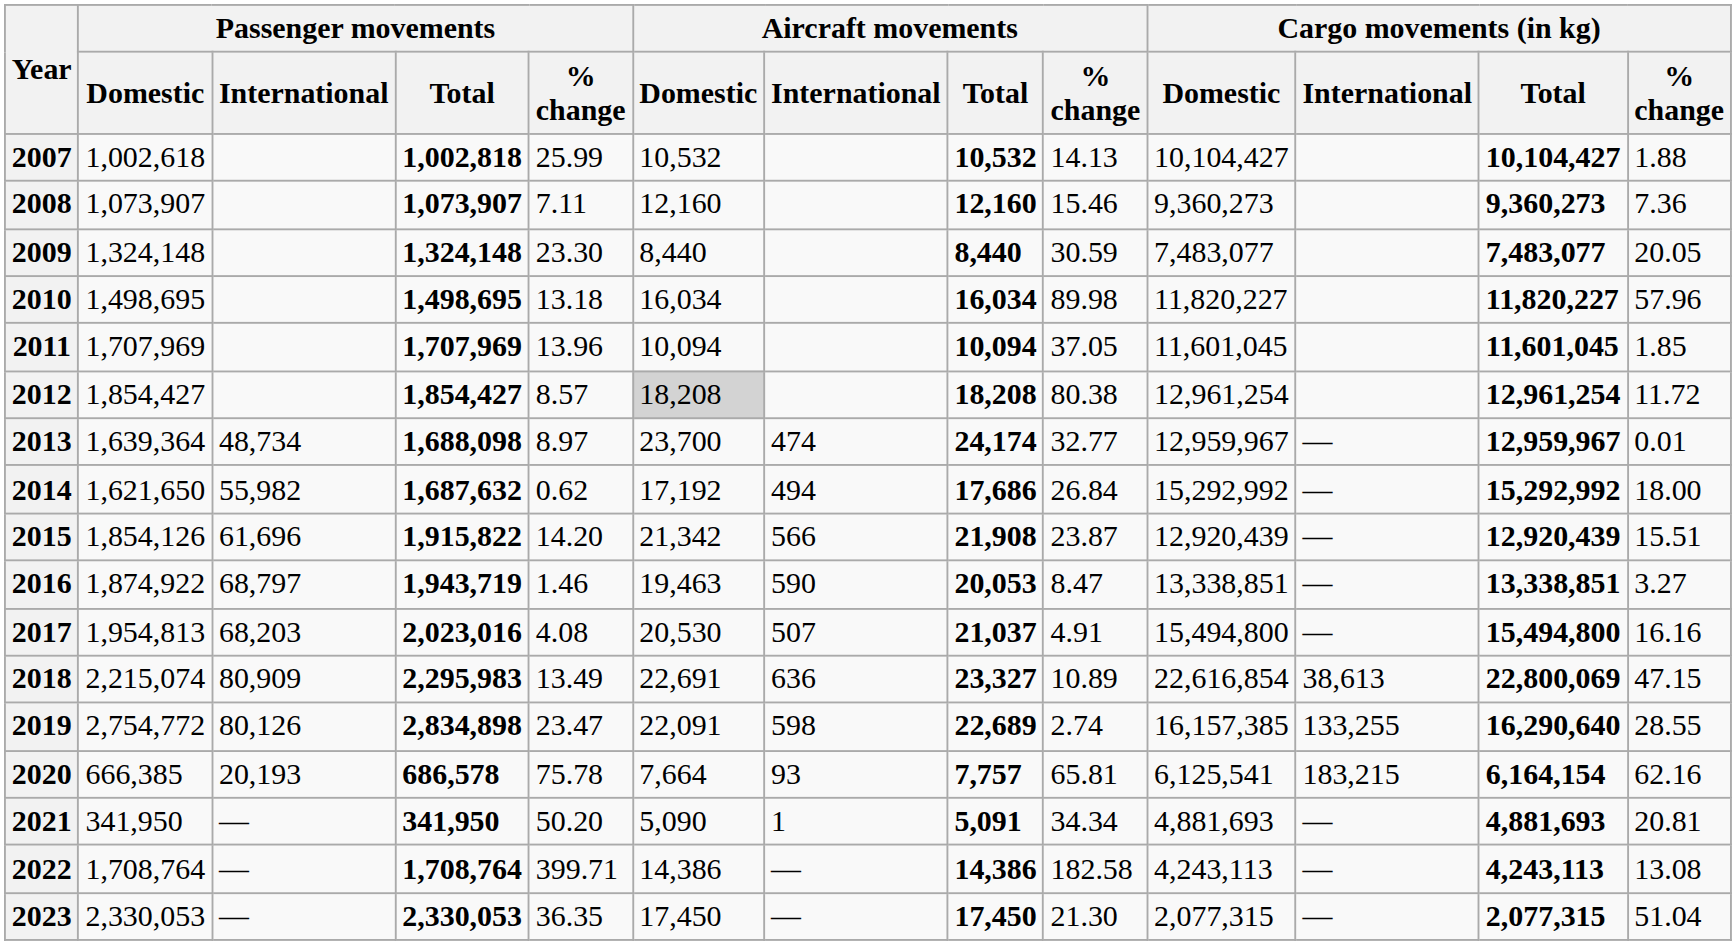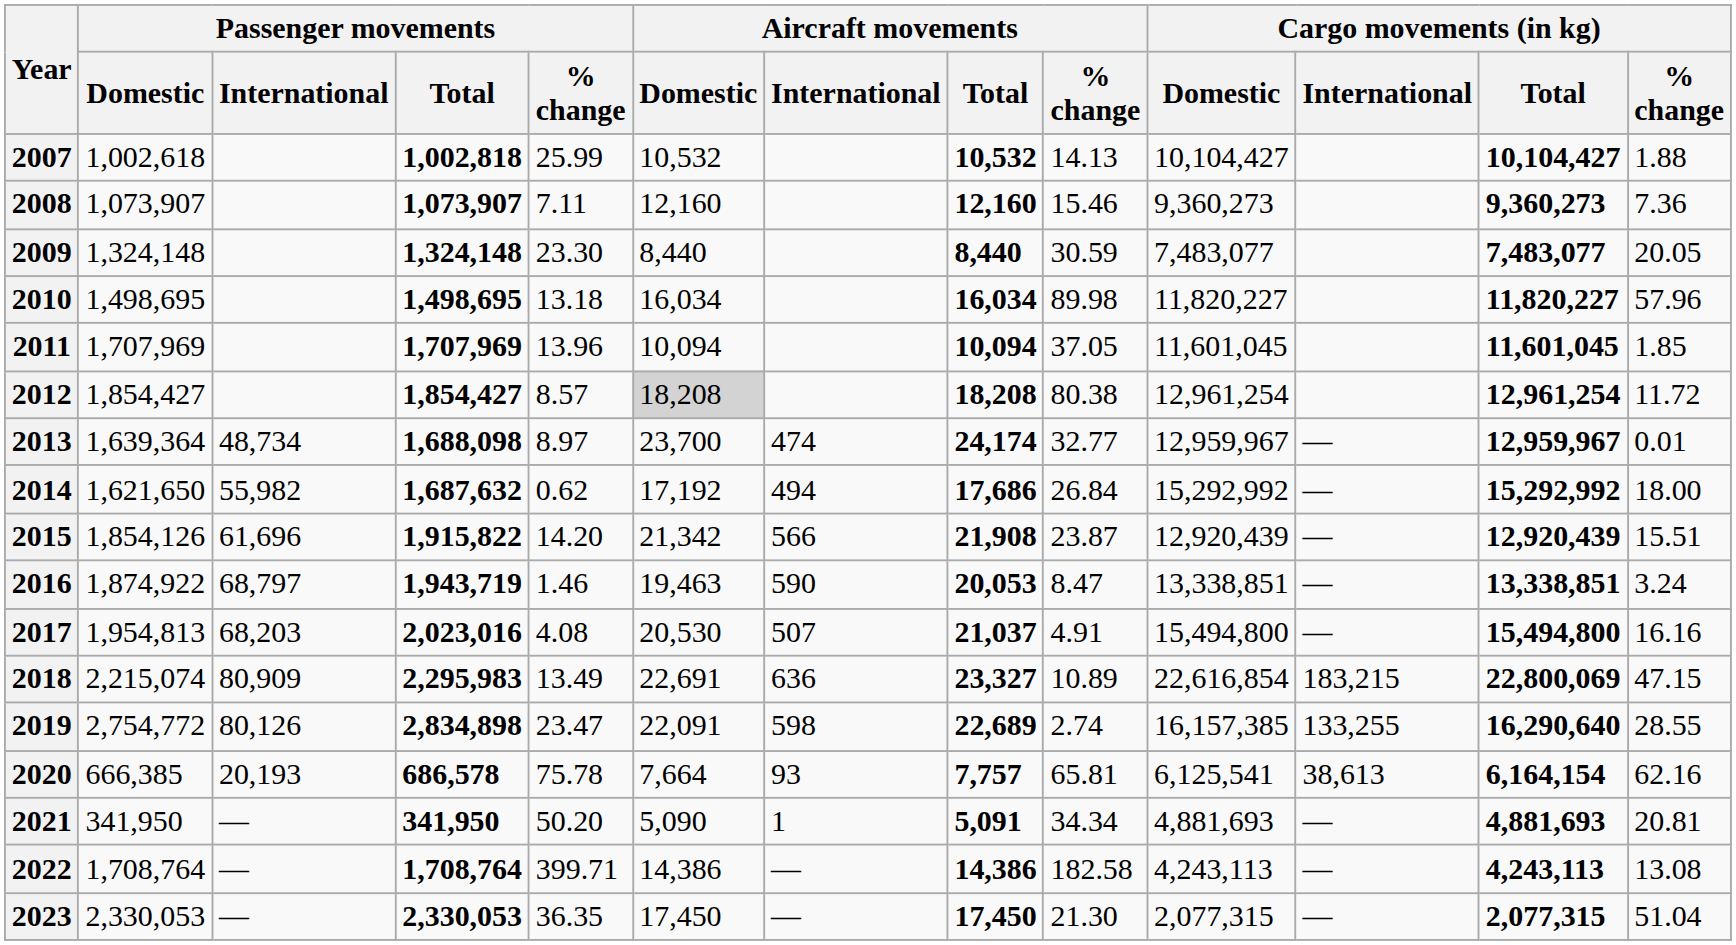(1660, 583) 3.27 -> (1660, 583) 3.24
(1344, 678) 38,613 -> (1351, 678) 183,215
(1351, 773) 183,215 -> (1344, 773) 38,613
